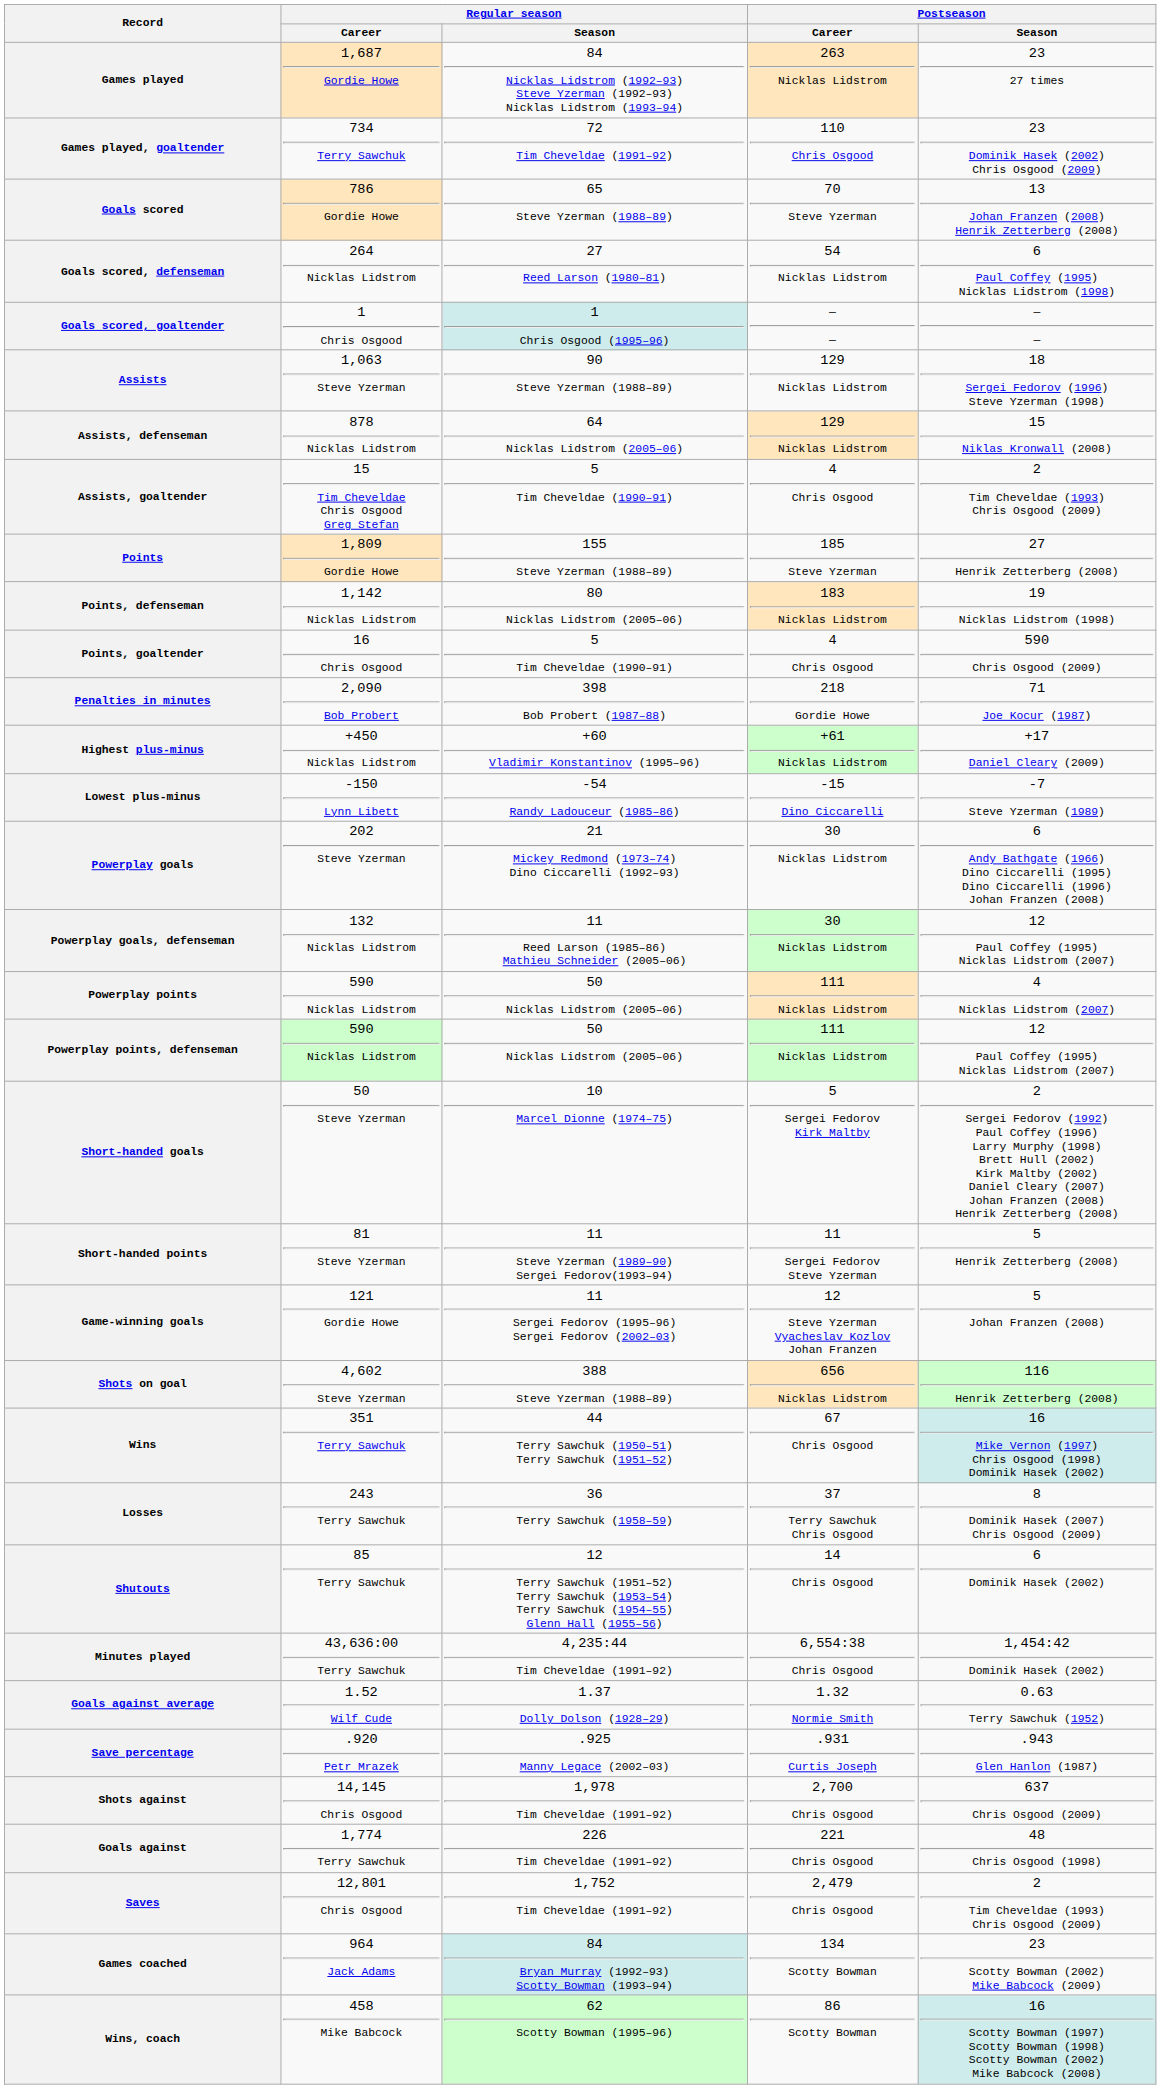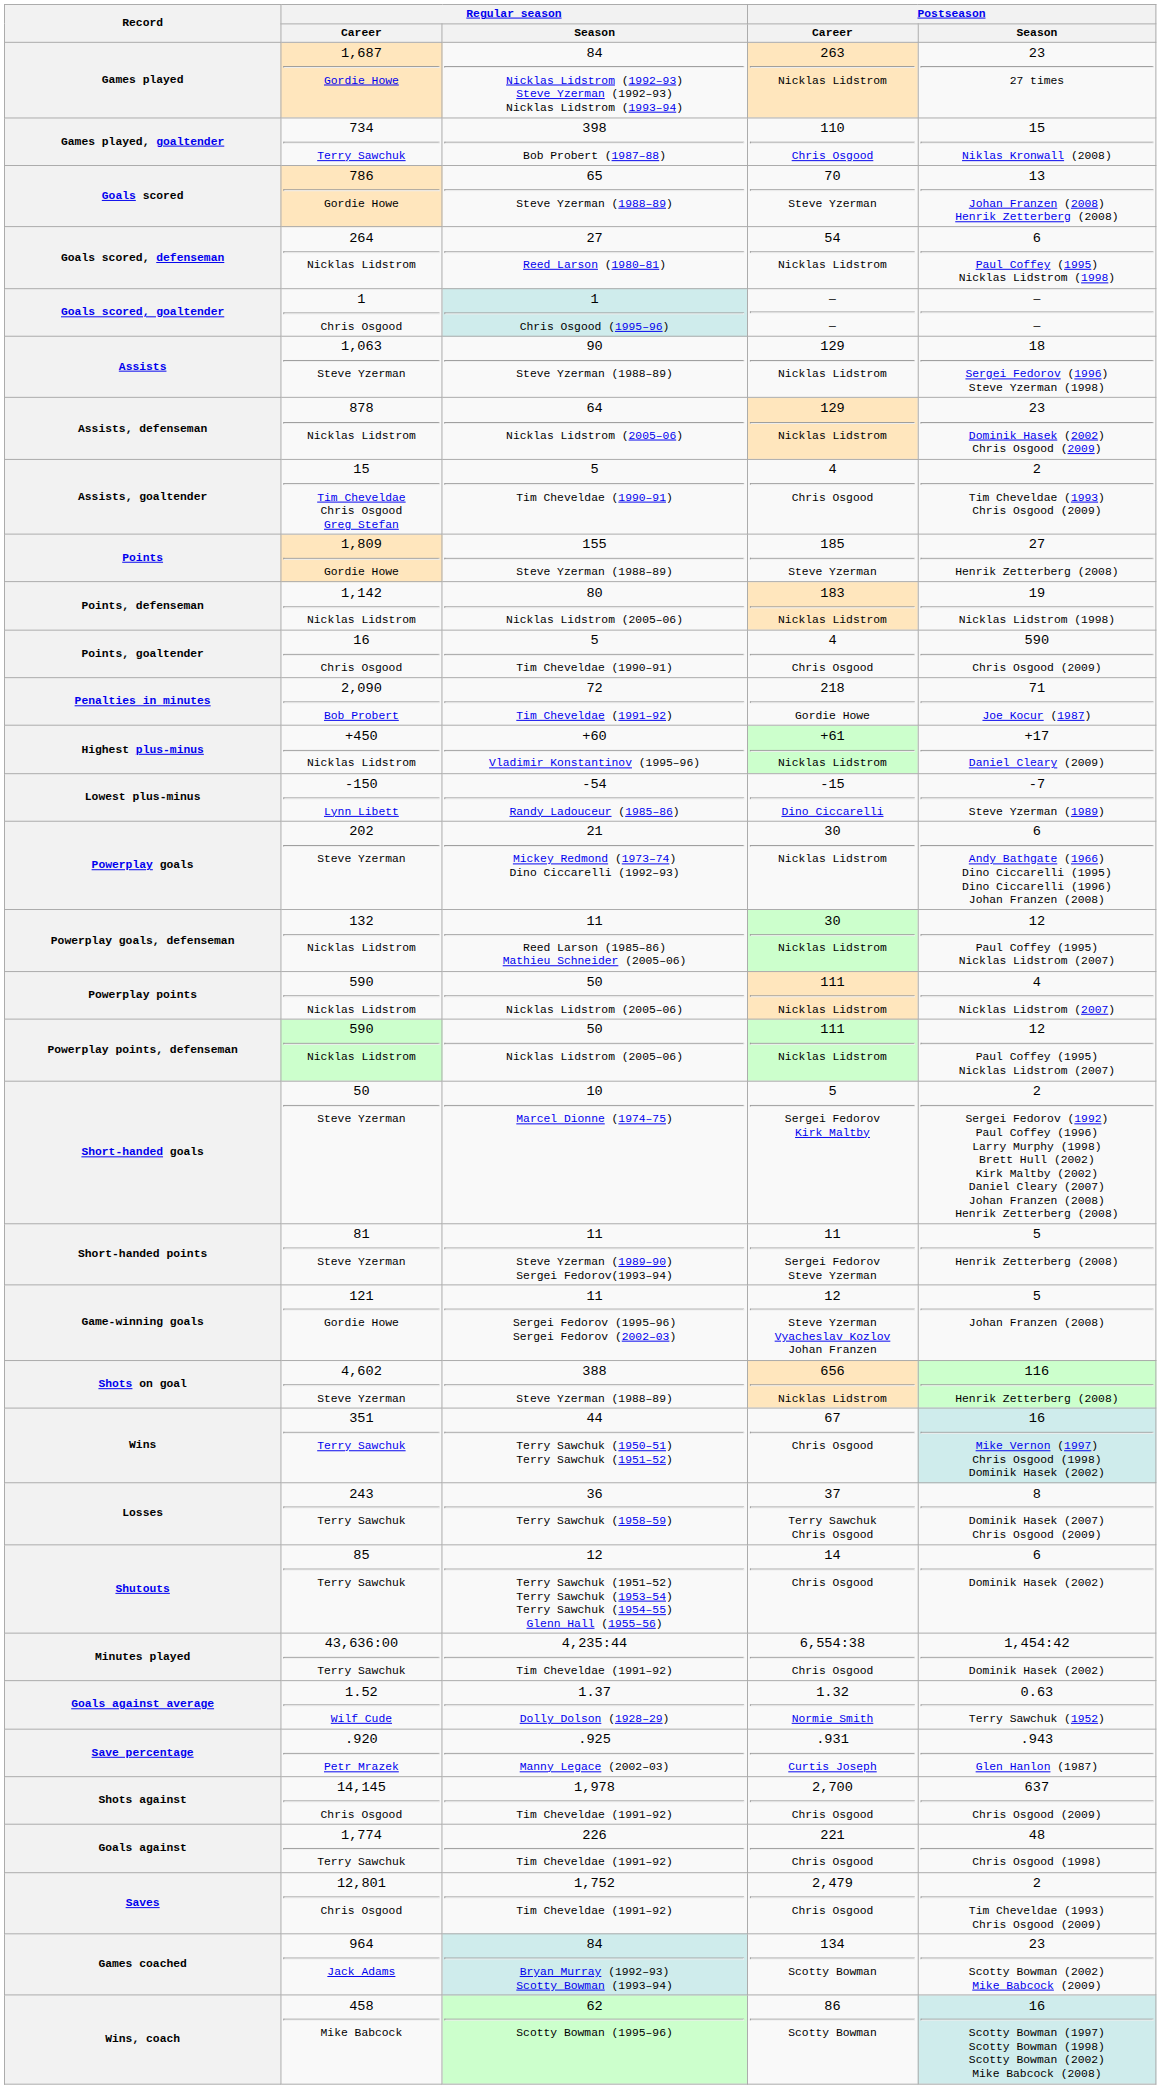(595, 141) 72 Tim Cheveldae (1991–92) -> (595, 141) 398 Bob Probert (1987–88)
(1037, 148) 23 Dominik Hasek (2002) Chris Osgood (2009) -> (1037, 141) 15 Niklas Kronwall (2008)
(1037, 435) 15 Niklas Kronwall (2008) -> (1037, 428) 23 Dominik Hasek (2002) Chris Osgood (2009)
(595, 701) 398 Bob Probert (1987–88) -> (595, 701) 72 Tim Cheveldae (1991–92)
